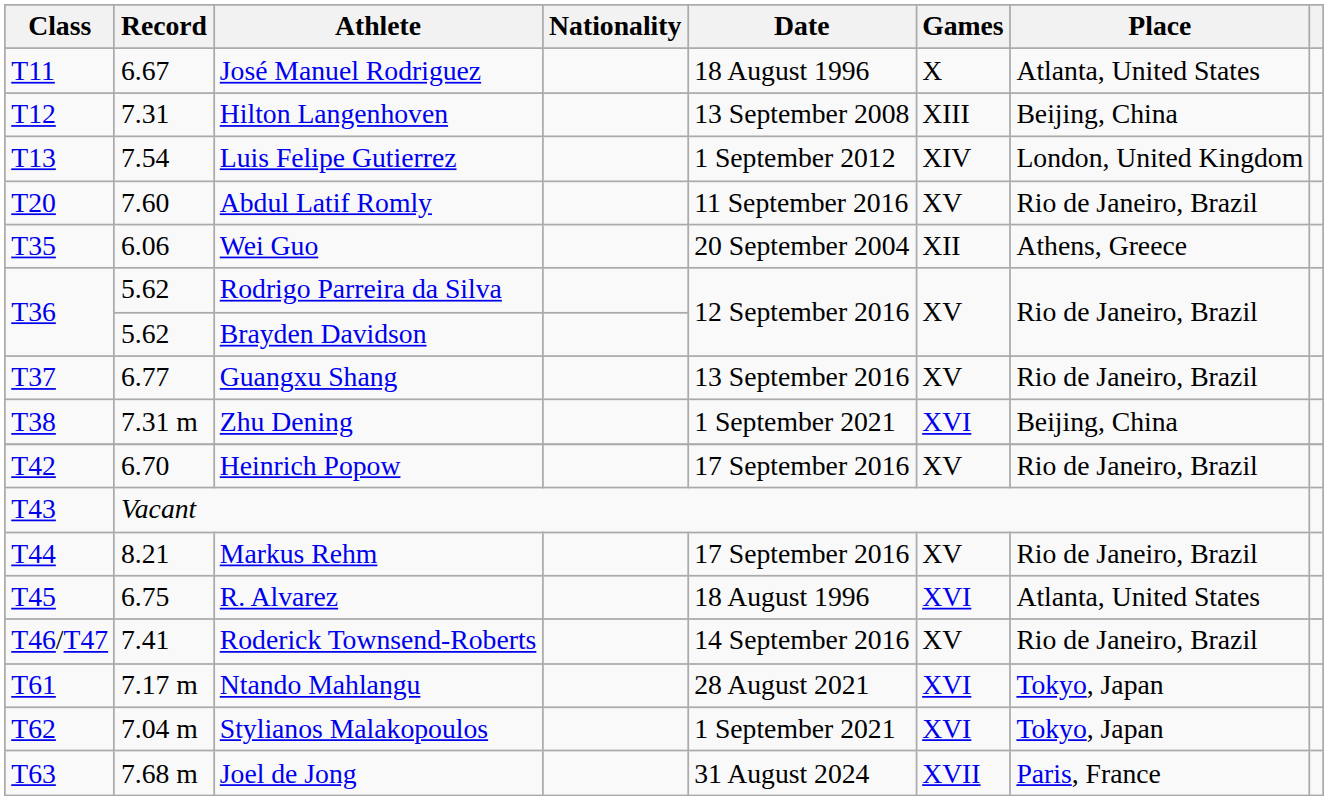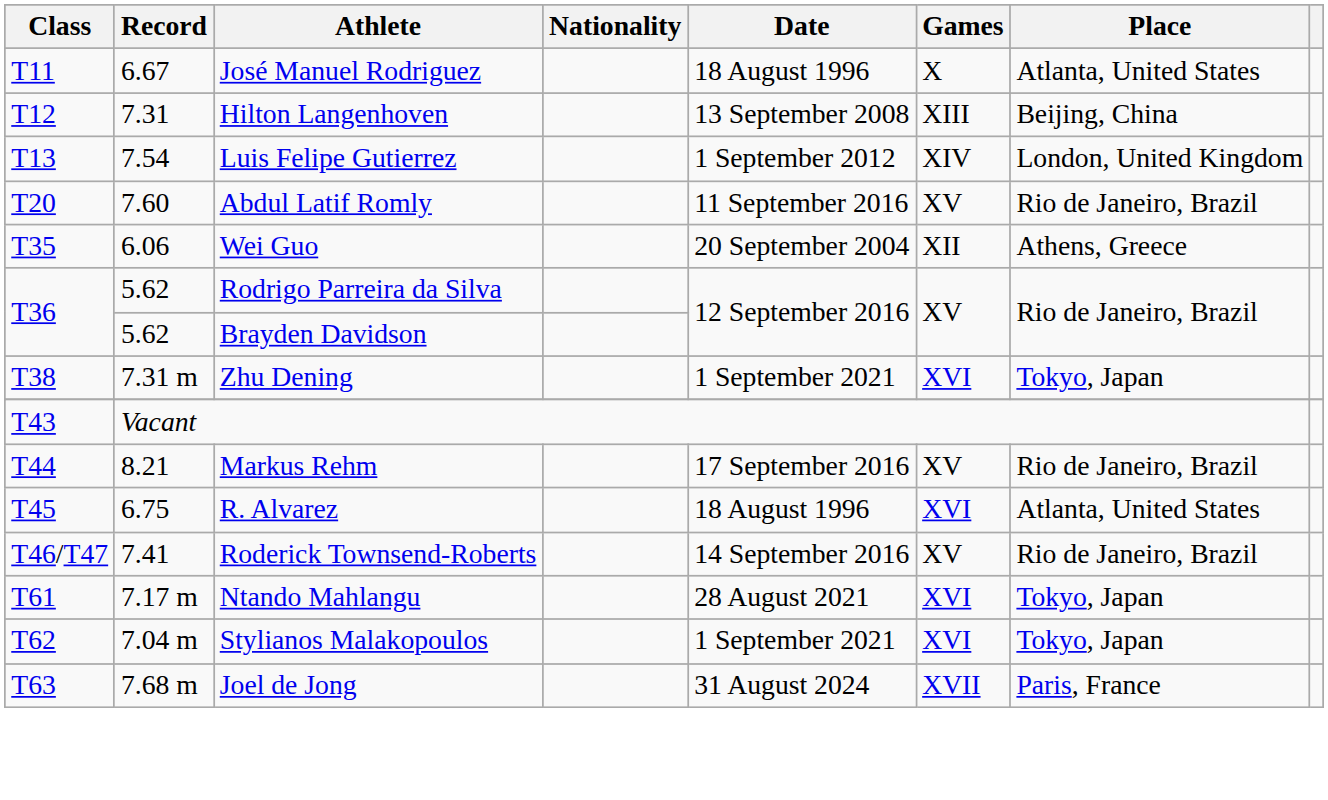- row: (309, 377)
(1097, 421) Beijing, China -> (1090, 377) Tokyo, Japan
- row: (310, 465)
